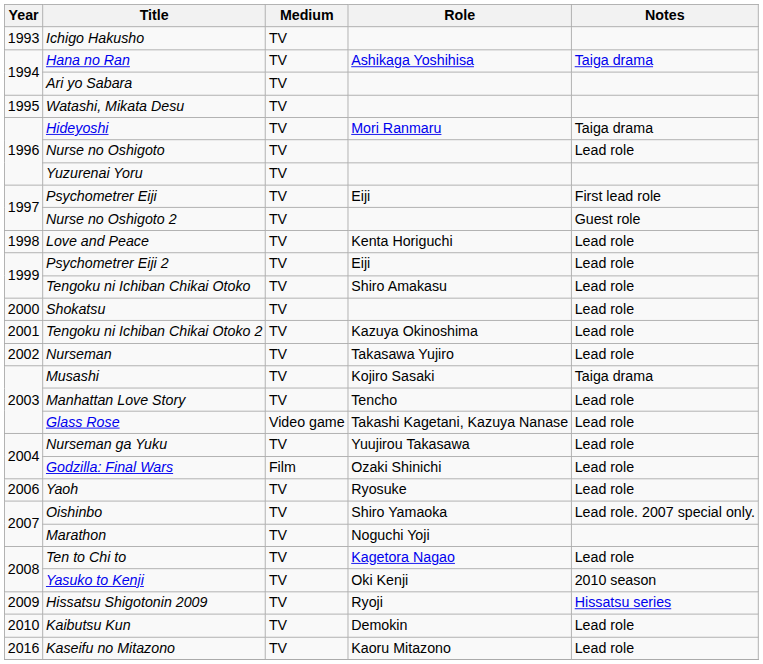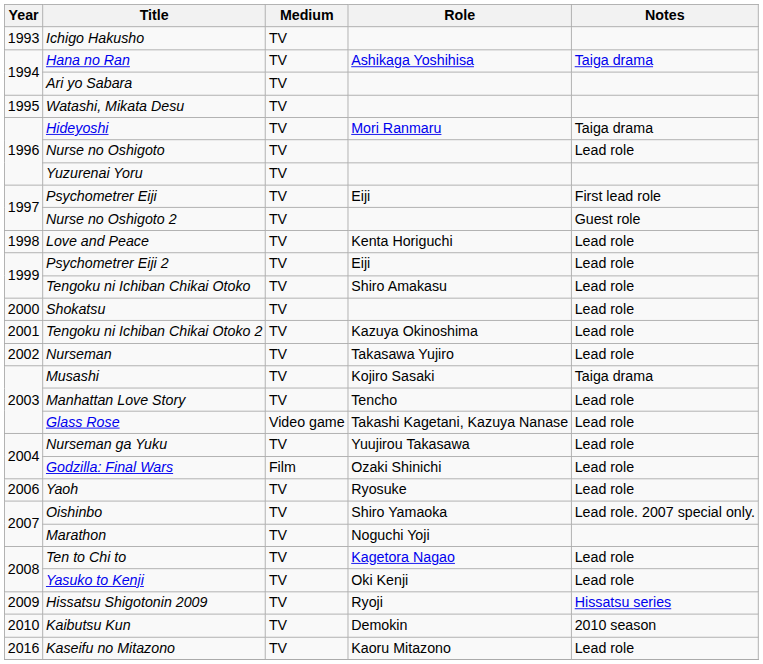(615, 580) 2010 season -> (604, 580) Lead role
(604, 625) Lead role -> (615, 625) 2010 season
